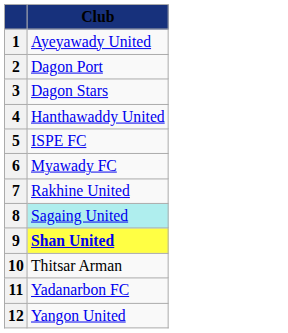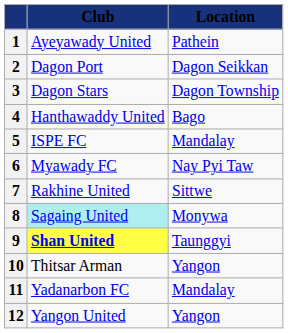+ column: (225, 16)
